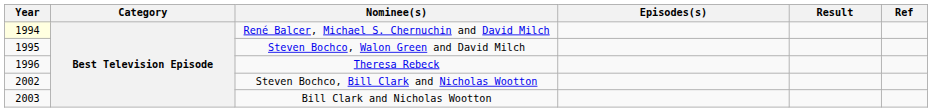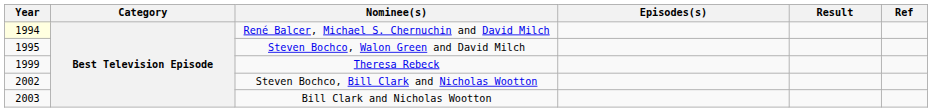(28, 64) 1996 -> (28, 64) 1999
